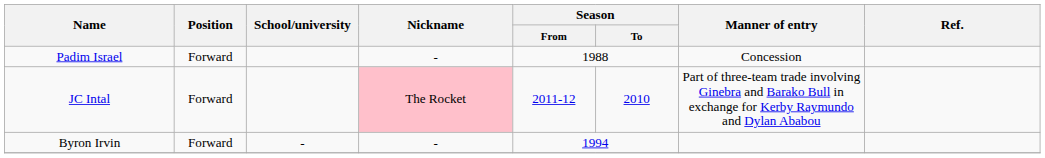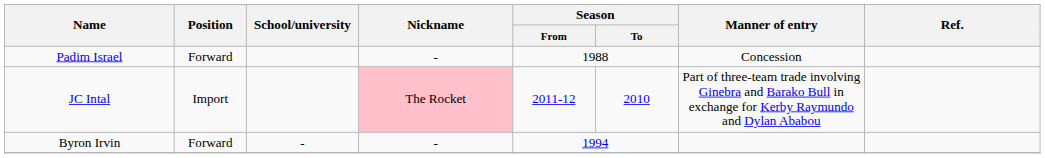(210, 99) Forward -> (210, 99) Import
